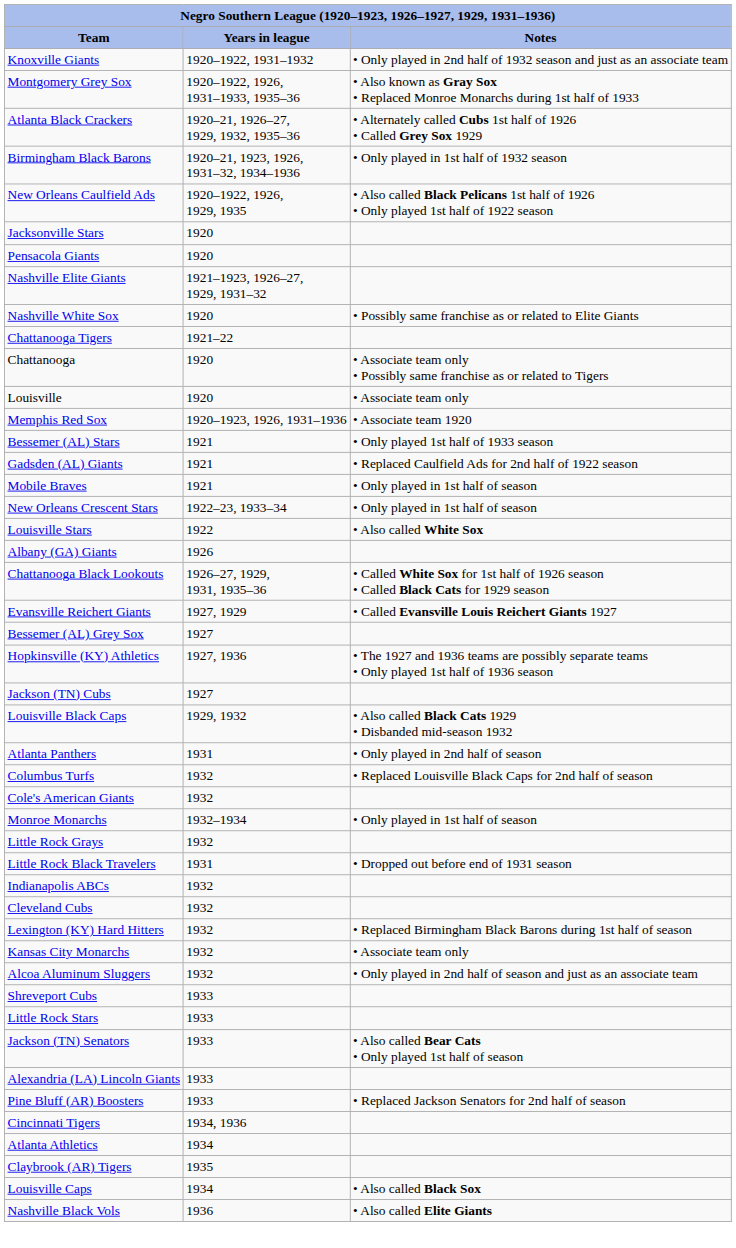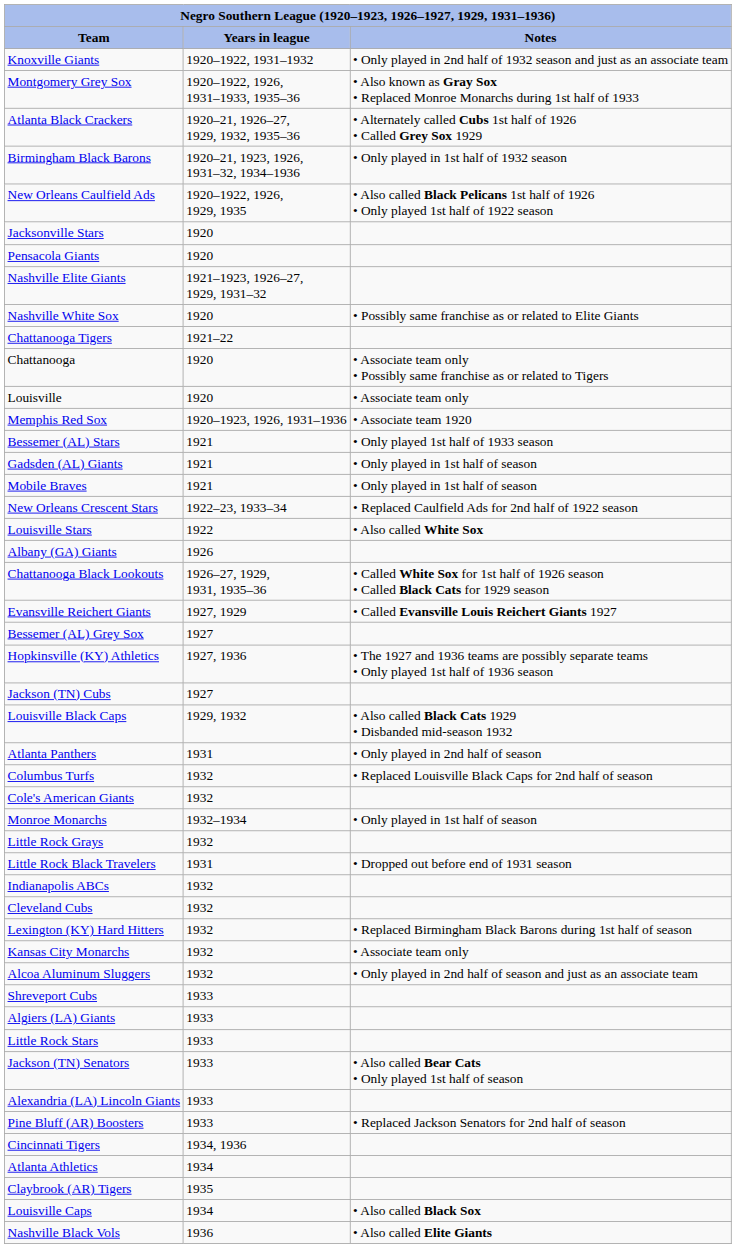(495, 463) • Replaced Caulfield Ads for 2nd half of 1922 season -> (445, 463) • Only played in 1st half of season
(445, 507) • Only played in 1st half of season -> (495, 507) • Replaced Caulfield Ads for 2nd half of 1922 season
+ row: (61, 1018)
